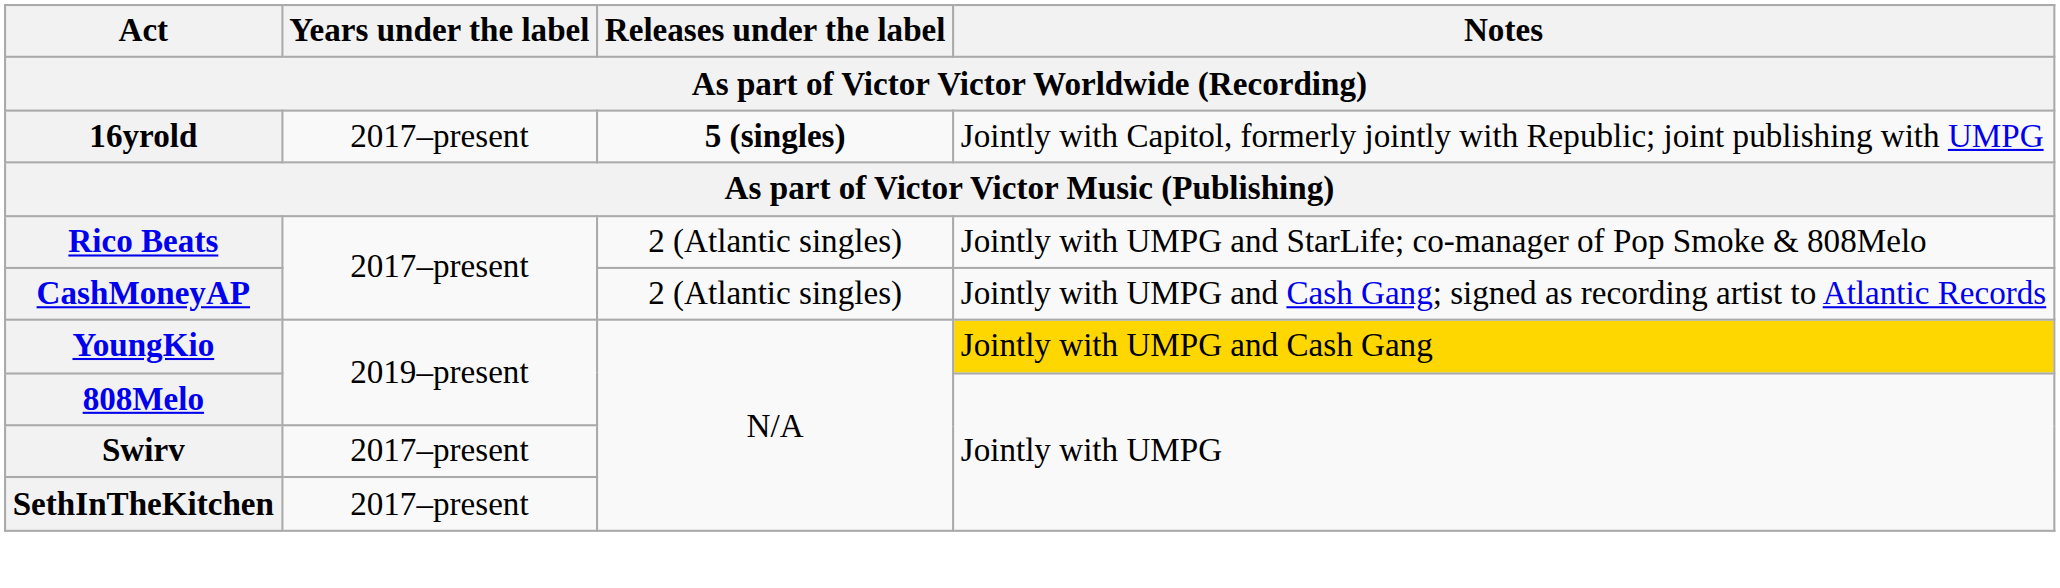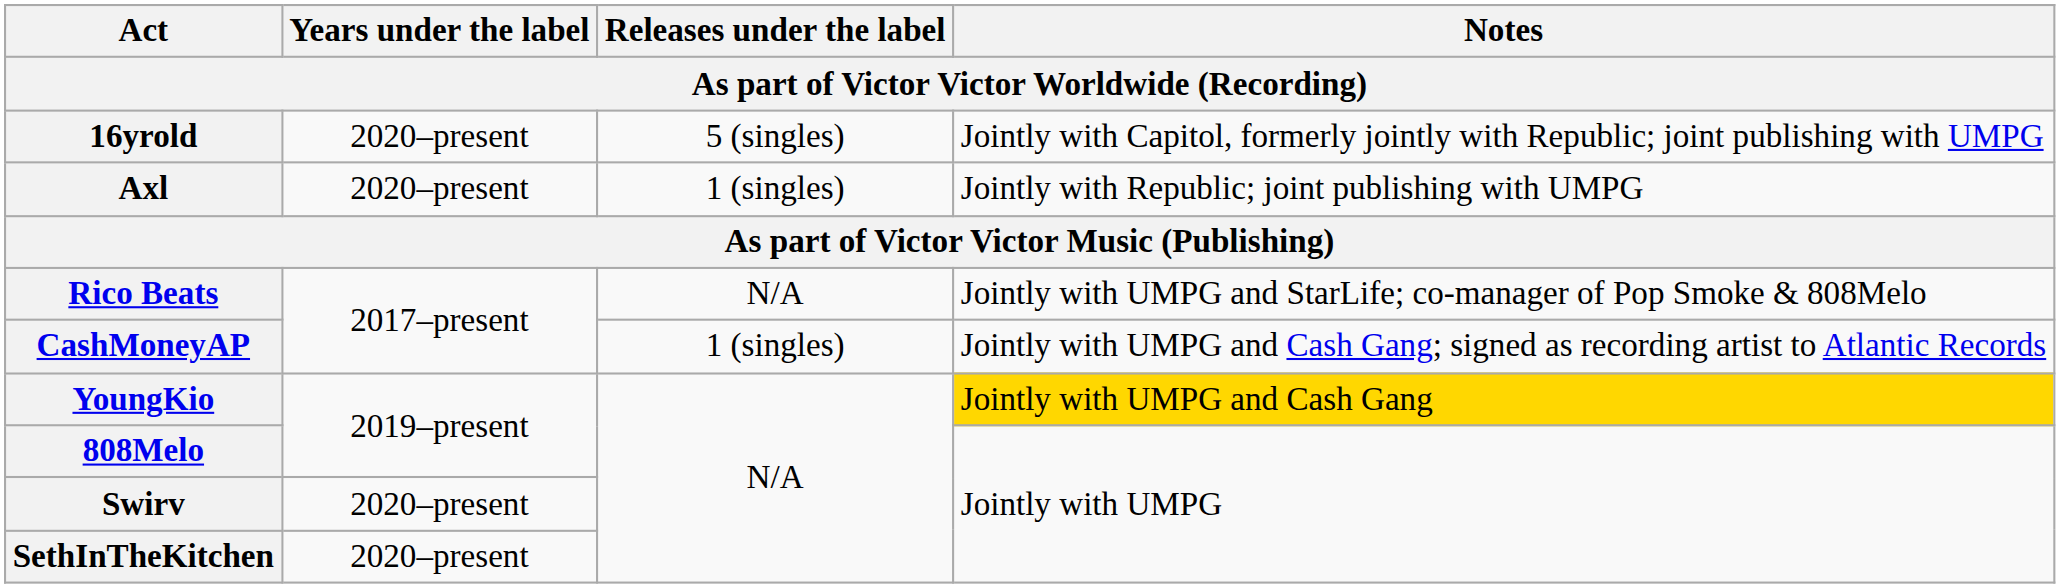(439, 135) 2017–present -> (439, 135) 2020–present
(775, 135) bold -> (775, 135) normal
+ row: (143, 188)
(775, 240) 2 (Atlantic singles) -> (775, 293) N/A
(775, 293) 2 (Atlantic singles) -> (775, 345) 1 (singles)
(439, 450) 2017–present -> (439, 503) 2020–present
(439, 503) 2017–present -> (439, 556) 2020–present
